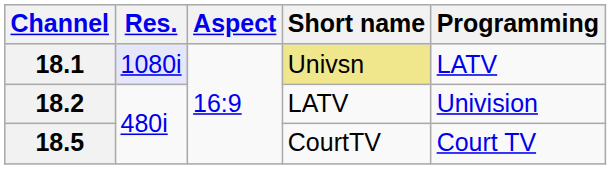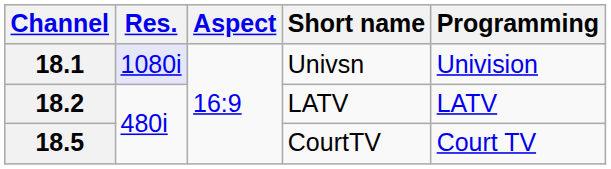(326, 63) khaki background -> (326, 63) no background
(467, 63) LATV -> (487, 63) Univision
(487, 103) Univision -> (467, 103) LATV
